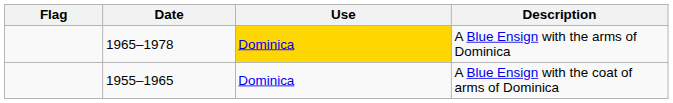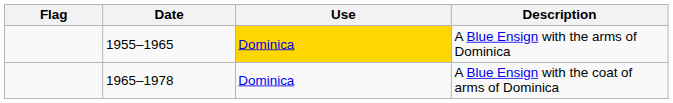(140, 44) 1965–1978 -> (140, 44) 1955–1965
(140, 80) 1955–1965 -> (140, 80) 1965–1978
